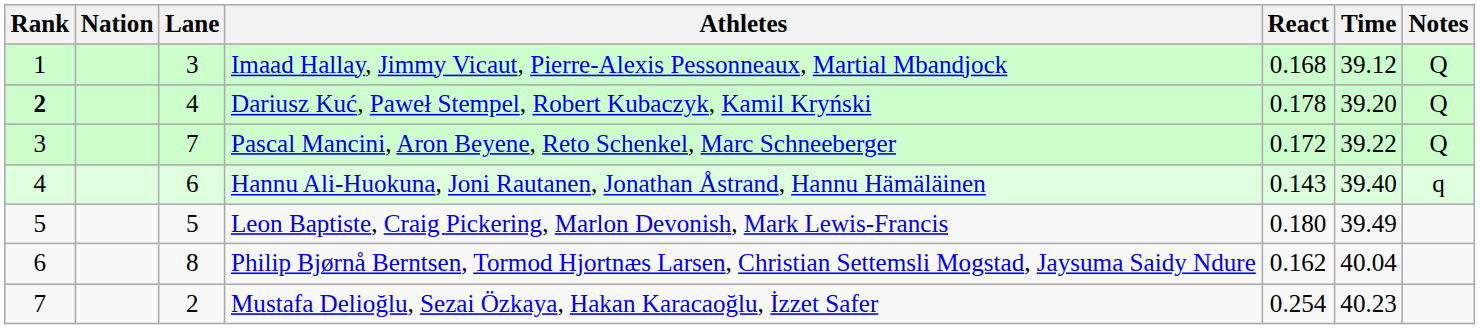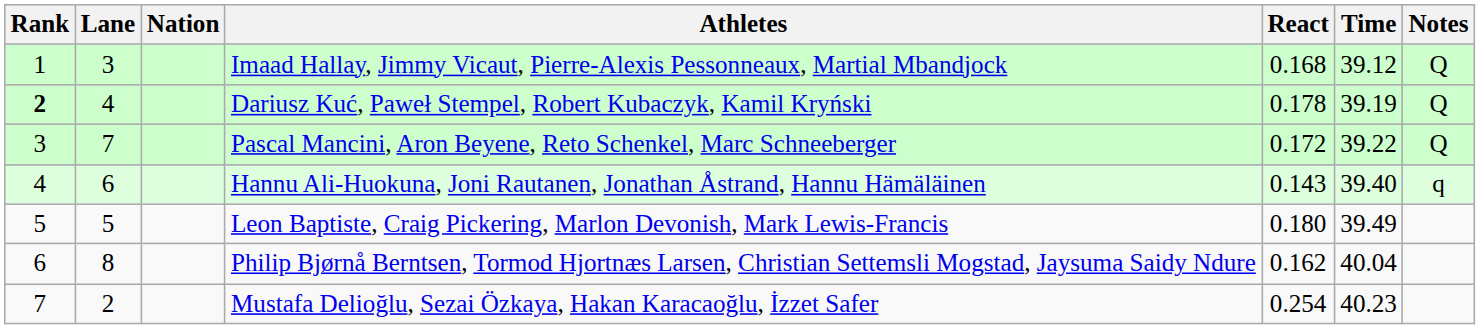columns swapped: (192, 24) <-> (117, 24)
(1369, 104) 39.20 -> (1369, 104) 39.19
